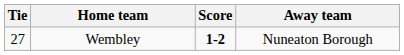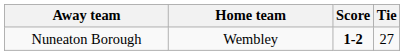columns swapped: (18, 15) <-> (318, 15)
